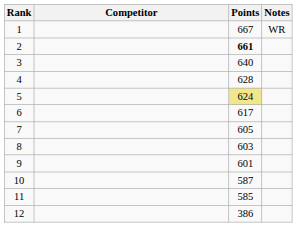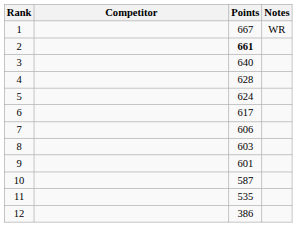(245, 96) khaki background -> (245, 96) no background
(245, 130) 605 -> (245, 130) 606
(245, 197) 585 -> (245, 197) 535
